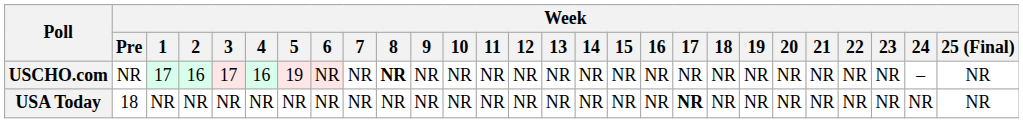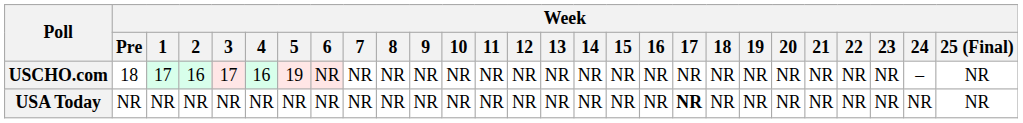(129, 74) NR -> (129, 74) 18
(393, 74) bold -> (393, 74) normal
(129, 103) 18 -> (129, 103) NR
